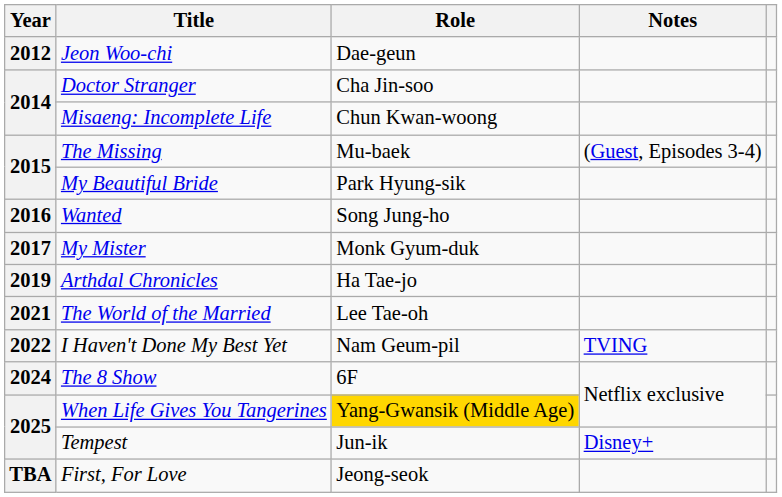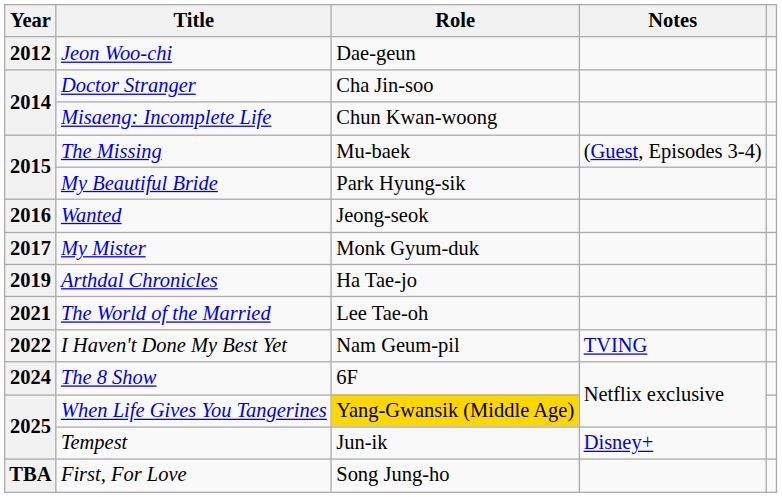(393, 215) Song Jung-ho -> (382, 215) Jeong-seok
(382, 475) Jeong-seok -> (393, 475) Song Jung-ho
